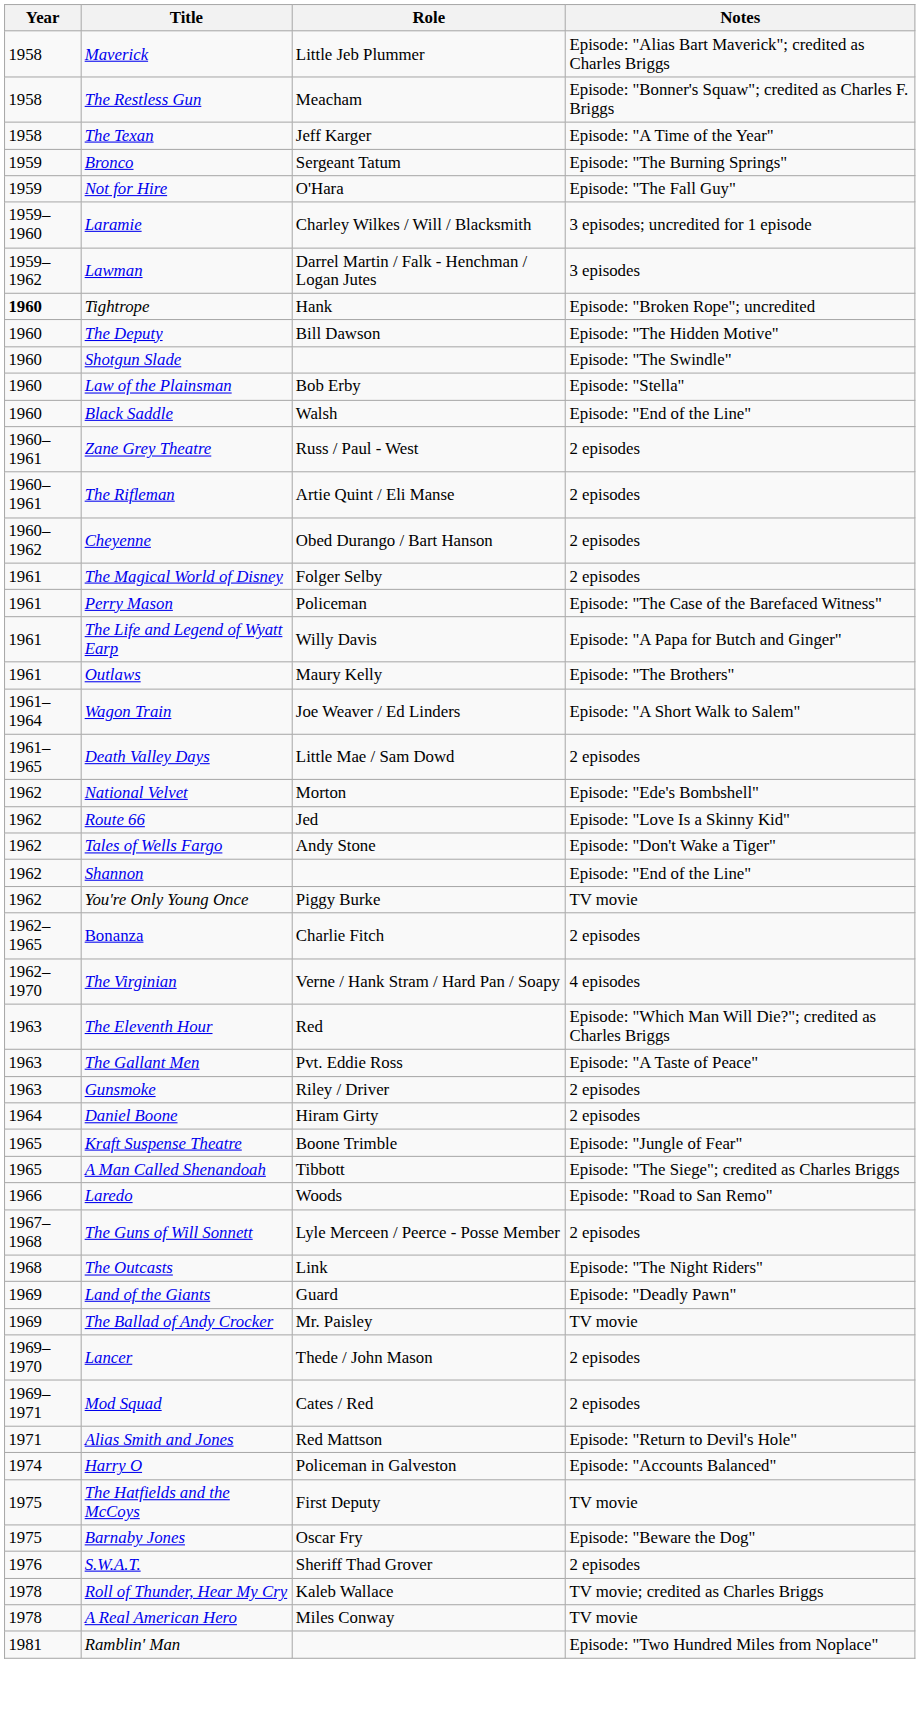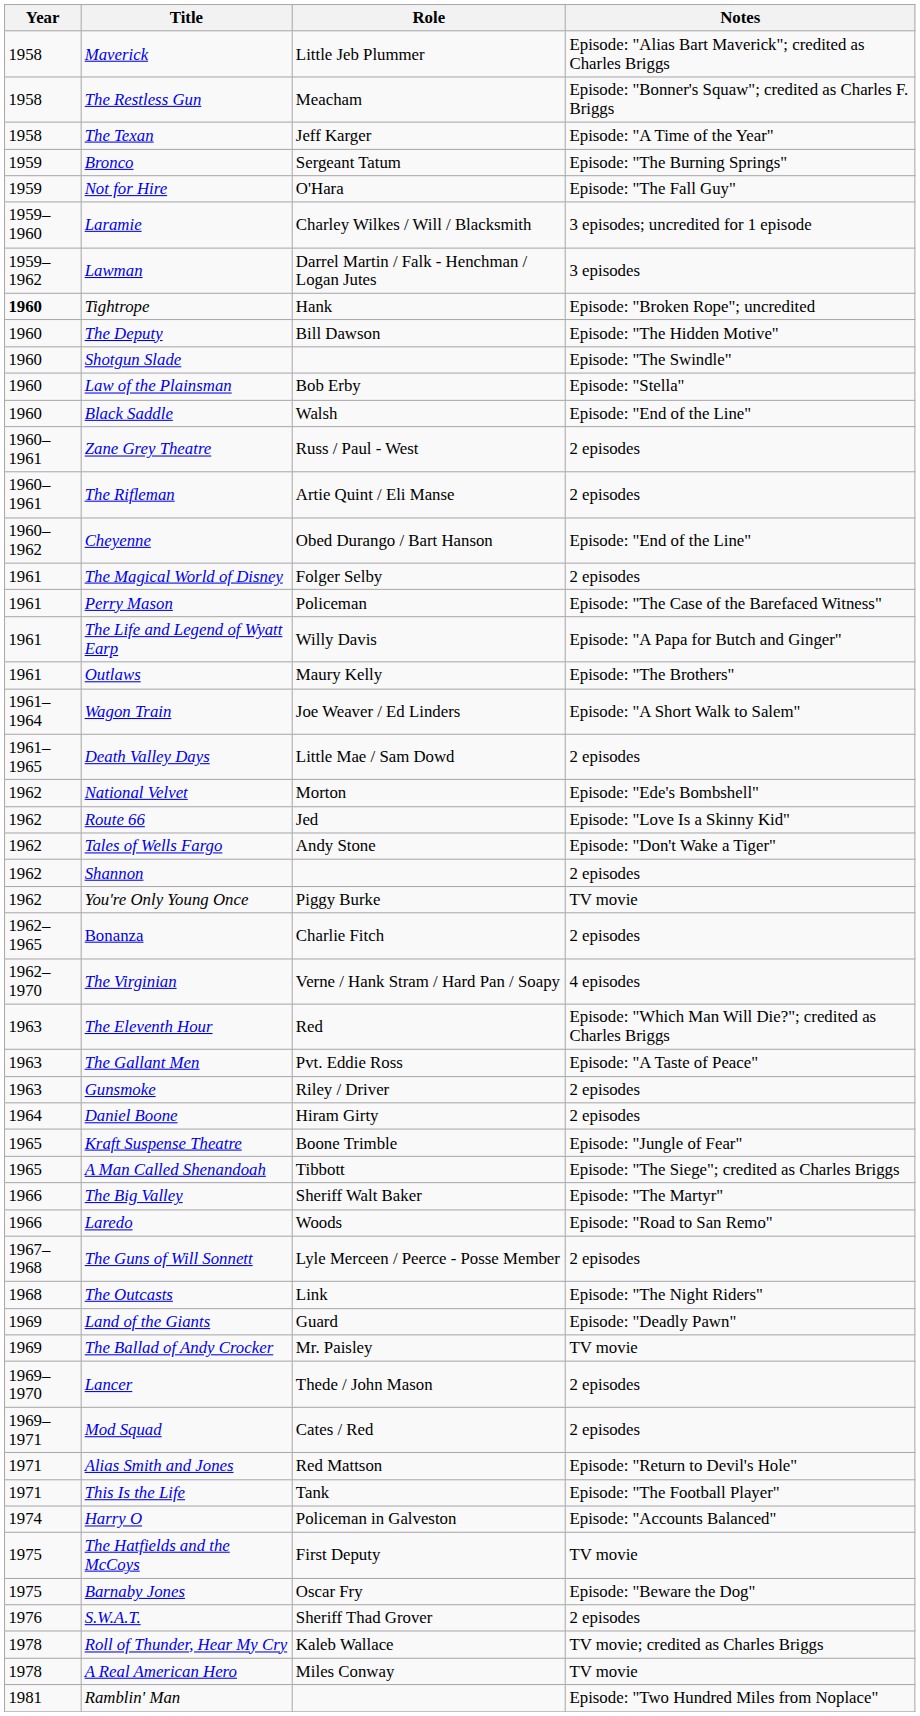(605, 540) 2 episodes -> (660, 540) Episode: "End of the Line"
(660, 872) Episode: "End of the Line" -> (605, 872) 2 episodes
+ row: (134, 1196)
+ row: (135, 1492)
